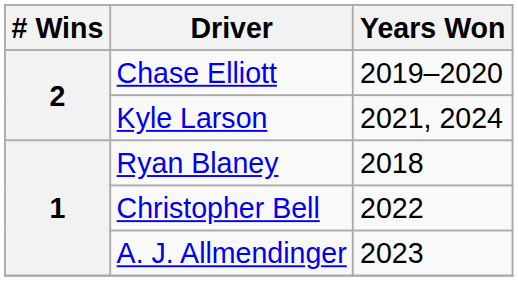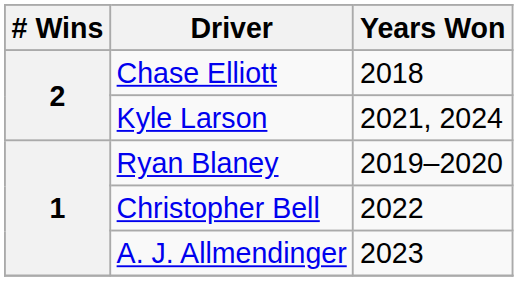(431, 73) 2019–2020 -> (392, 73) 2018
(392, 163) 2018 -> (431, 163) 2019–2020
